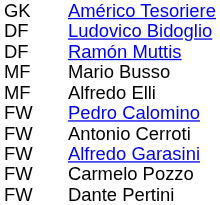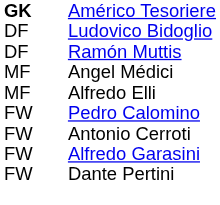(17, 10) normal -> (18, 10) bold
+ row: (121, 72)
- row: (119, 72)
- row: (131, 174)
